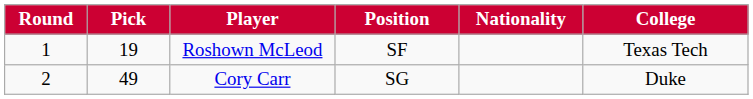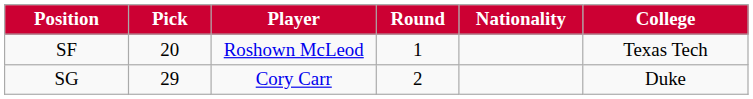columns swapped: (46, 19) <-> (397, 19)
(129, 49) 19 -> (170, 49) 20
(129, 79) 49 -> (170, 79) 29
